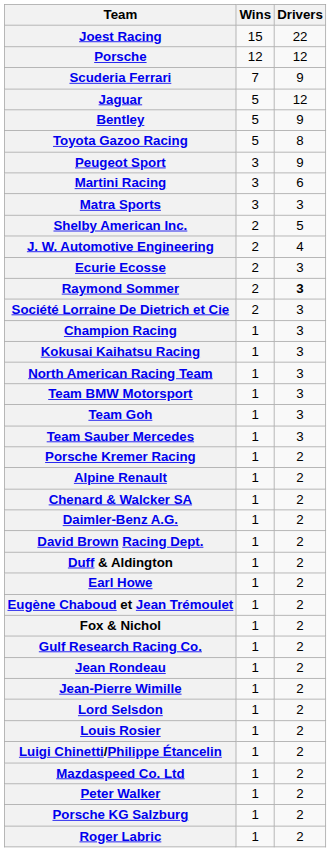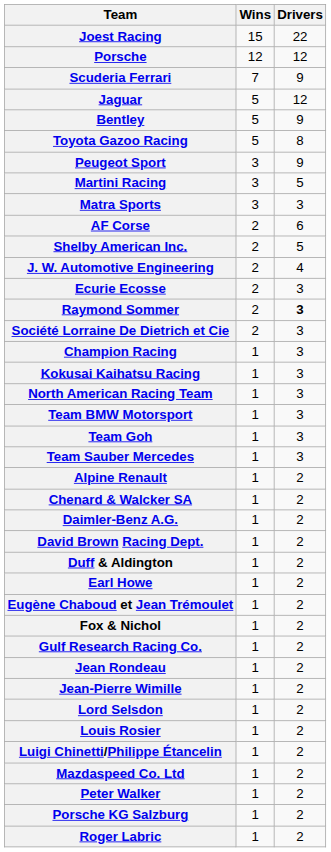(300, 183) 6 -> (300, 183) 5
+ row: (120, 225)
- row: (120, 457)
